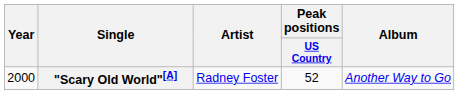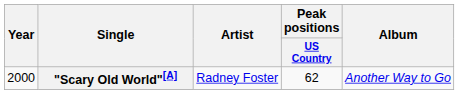(312, 78) 52 -> (312, 78) 62
